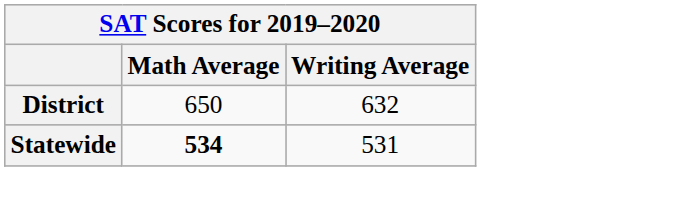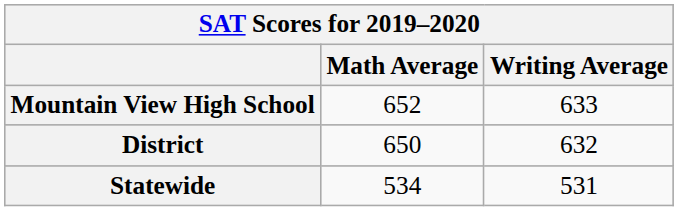+ row: (163, 104)
(204, 144) bold -> (402, 184) normal
